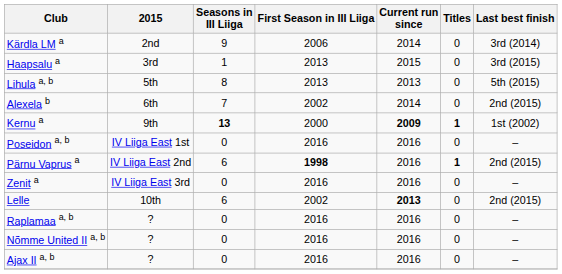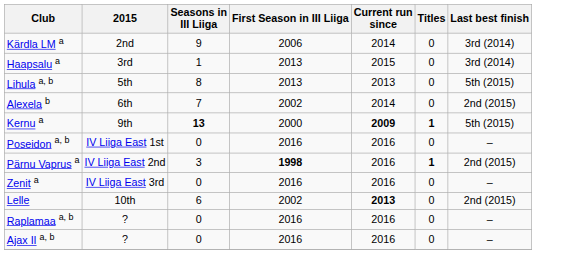(515, 63) 3rd (2015) -> (490, 63) 3rd (2014)
(515, 123) 1st (2002) -> (490, 123) 5th (2015)
(224, 162) 6 -> (199, 162) 3
- row: (56, 239)
